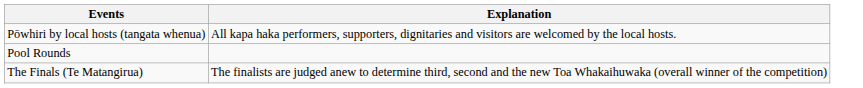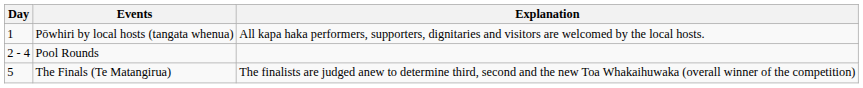+ column: (19, 14)
